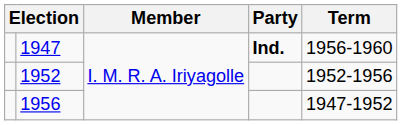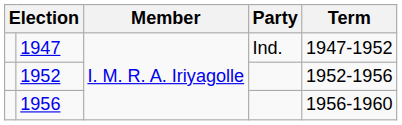(269, 47) bold -> (268, 47) normal
(349, 47) 1956-1960 -> (349, 47) 1947-1952
(349, 104) 1947-1952 -> (349, 104) 1956-1960
